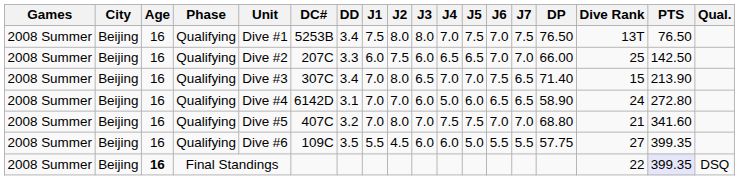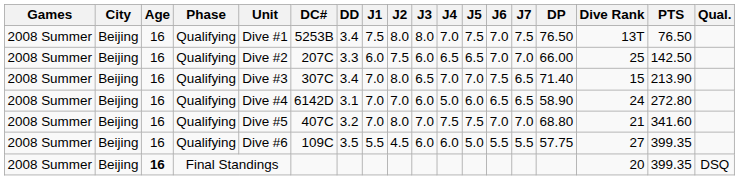(637, 164) 22 -> (637, 164) 20
(671, 164) lavender background -> (671, 164) no background
